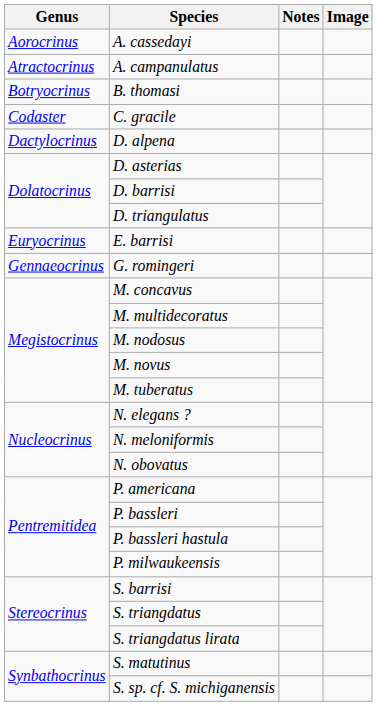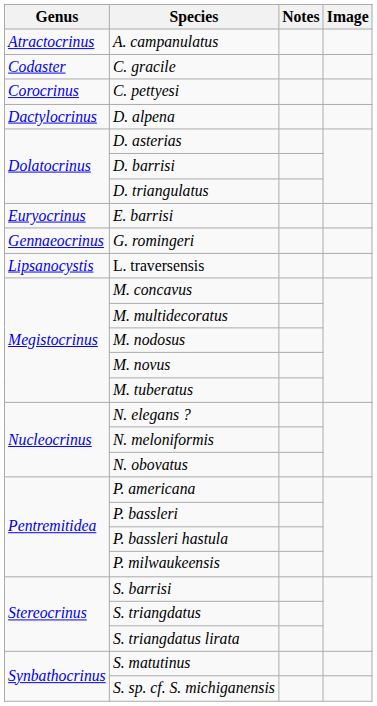- row: (152, 41)
- row: (146, 91)
+ row: (146, 91)
+ row: (159, 265)
